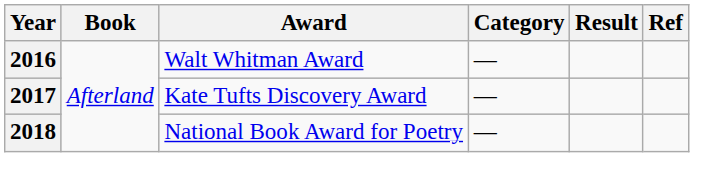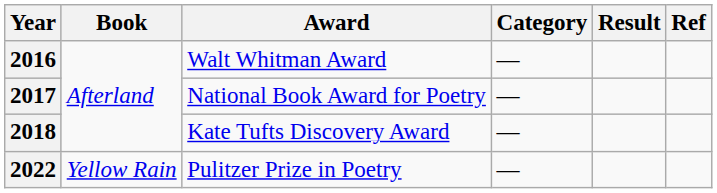(295, 95) Kate Tufts Discovery Award -> (337, 95) National Book Award for Poetry
(314, 132) National Book Award for Poetry -> (318, 132) Kate Tufts Discovery Award
+ row: (33, 168)
